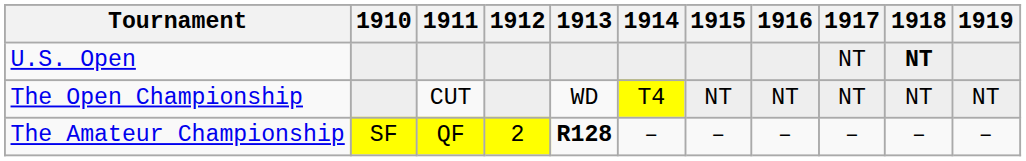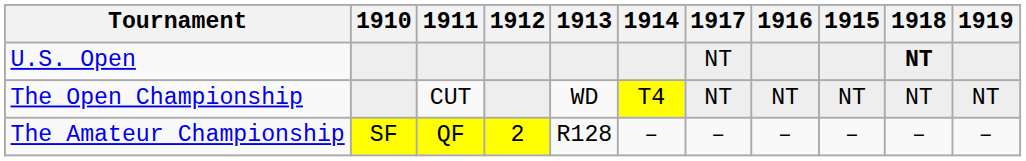columns swapped: (718, 24) <-> (852, 24)
(584, 136) bold -> (584, 136) normal
